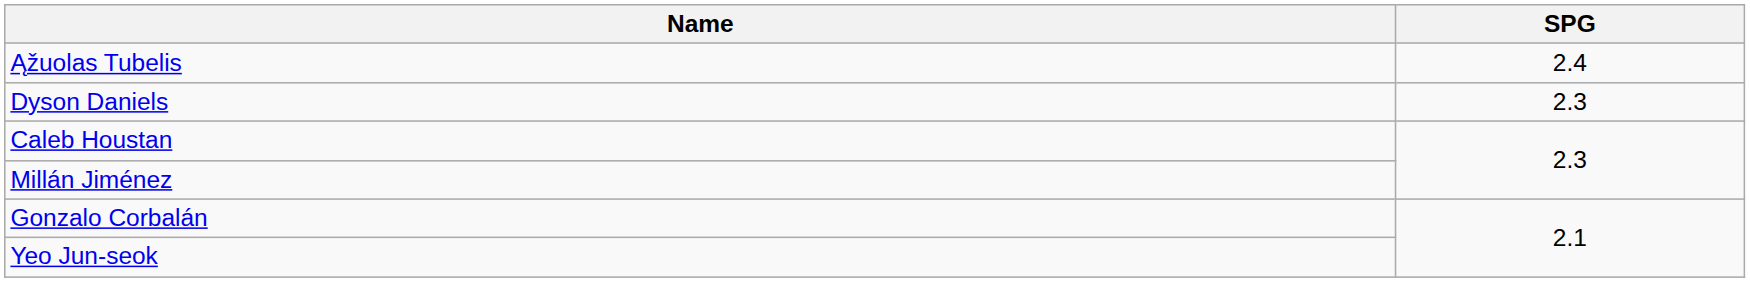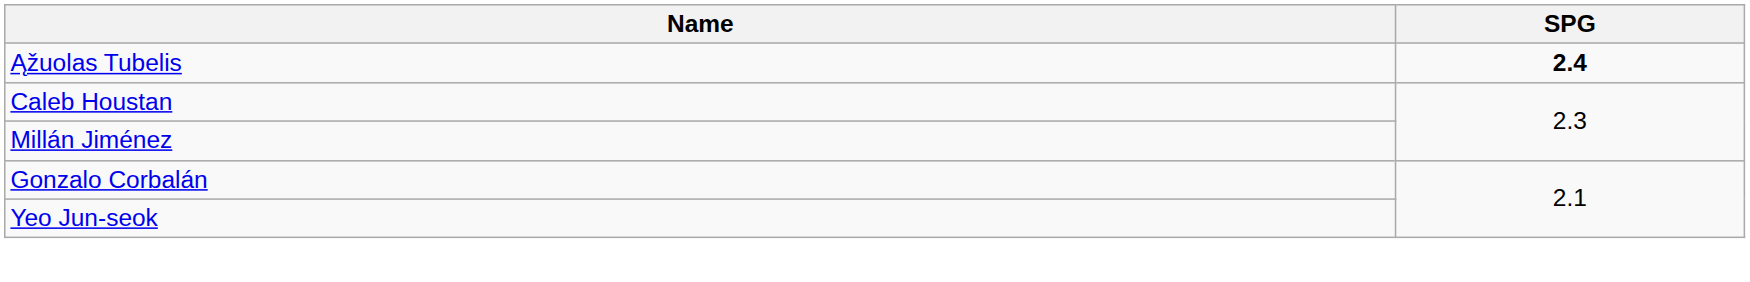(1570, 62) normal -> (1570, 62) bold
- row: (89, 101)
